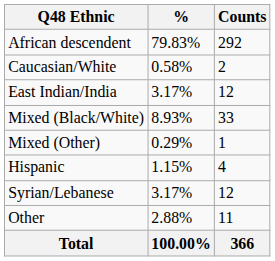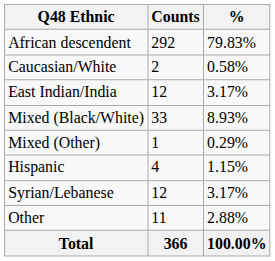columns swapped: (242, 17) <-> (181, 17)
